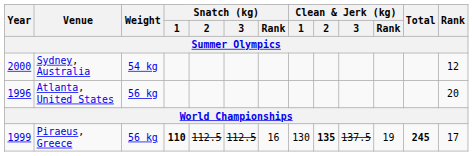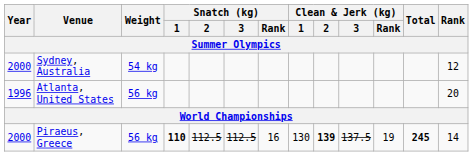(19, 138) 1999 -> (19, 138) 2000
(326, 138) 135 -> (326, 138) 139
(453, 138) 17 -> (453, 138) 14
